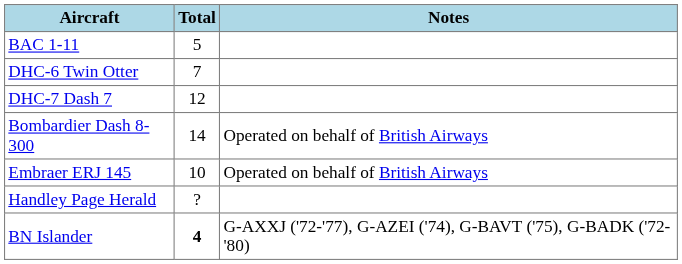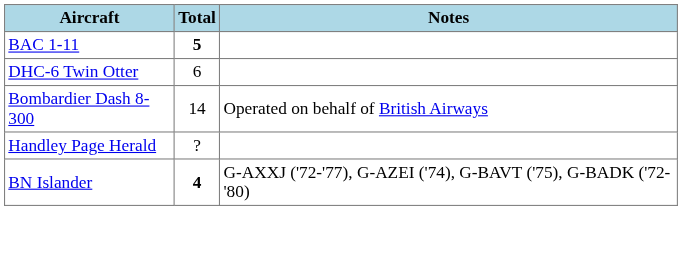(197, 44) normal -> (197, 44) bold
(197, 72) 7 -> (197, 72) 6
- row: (60, 99)
- row: (70, 172)
